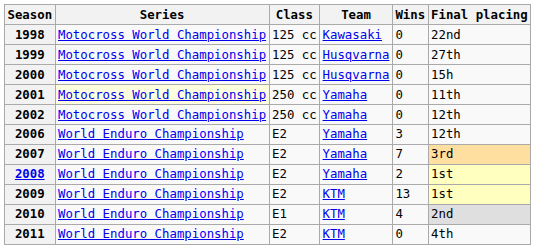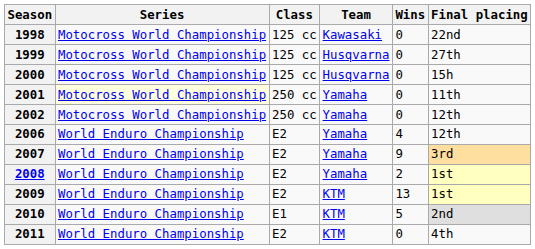(399, 134) 3 -> (399, 134) 4
(399, 154) 7 -> (399, 154) 9
(399, 214) 4 -> (399, 214) 5
